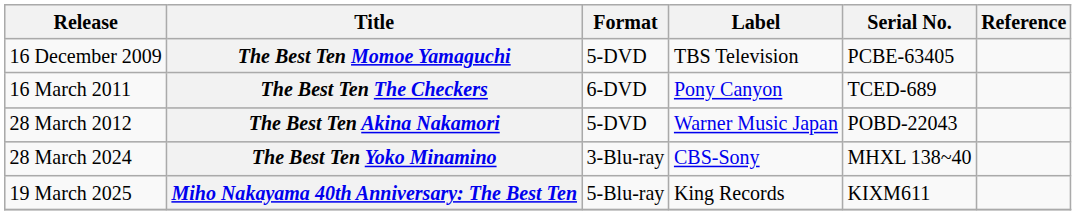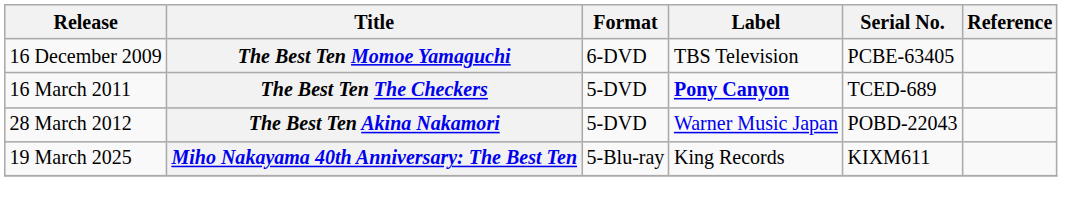(617, 55) 5-DVD -> (617, 55) 6-DVD
(617, 89) 6-DVD -> (617, 89) 5-DVD
(728, 89) normal -> (732, 89) bold
- row: (374, 158)
